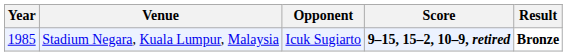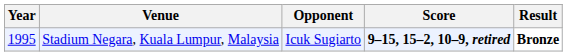(22, 39) 1985 -> (22, 39) 1995
